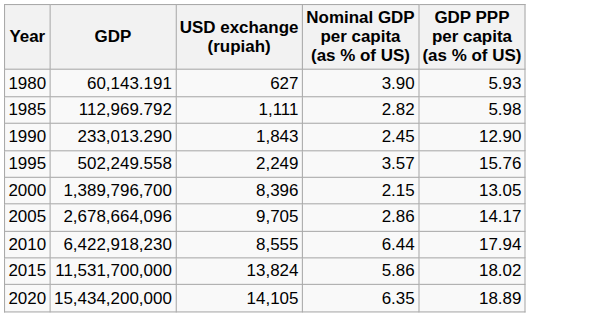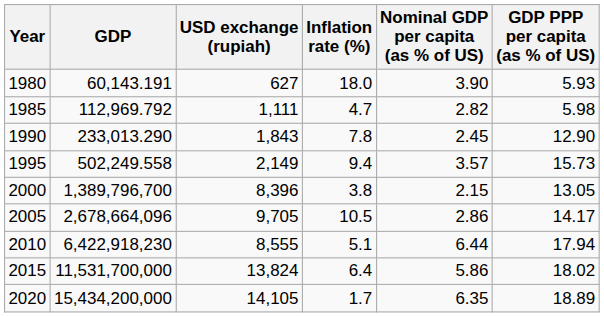+ column: (339, 37)
(277, 163) 2,249 -> (277, 163) 2,149
(500, 163) 15.76 -> (574, 163) 15.73
